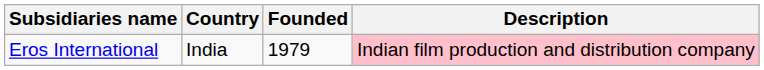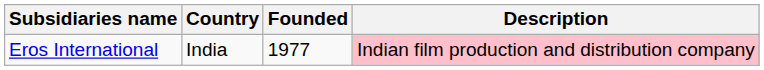(289, 49) 1979 -> (289, 49) 1977
